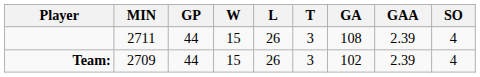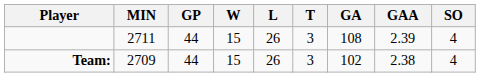(403, 60) 2.39 -> (403, 60) 2.38
